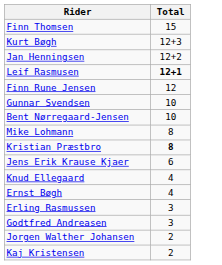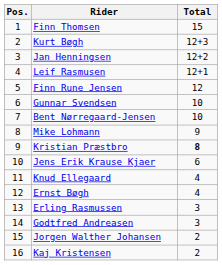+ column: (18, 12)
(171, 72) bold -> (197, 72) normal
(171, 132) 8 -> (197, 132) 9
